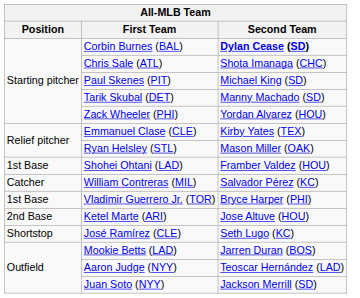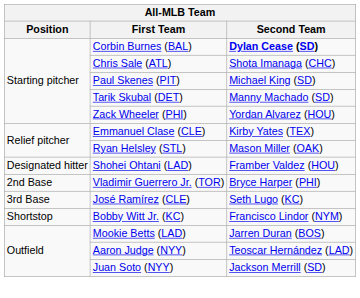(28, 166) 1st Base -> (47, 166) Designated hitter
- row: (140, 183)
(28, 200) 1st Base -> (29, 183) 2nd Base
- row: (125, 217)
(30, 234) Shortstop -> (28, 200) 3rd Base
+ row: (138, 217)
